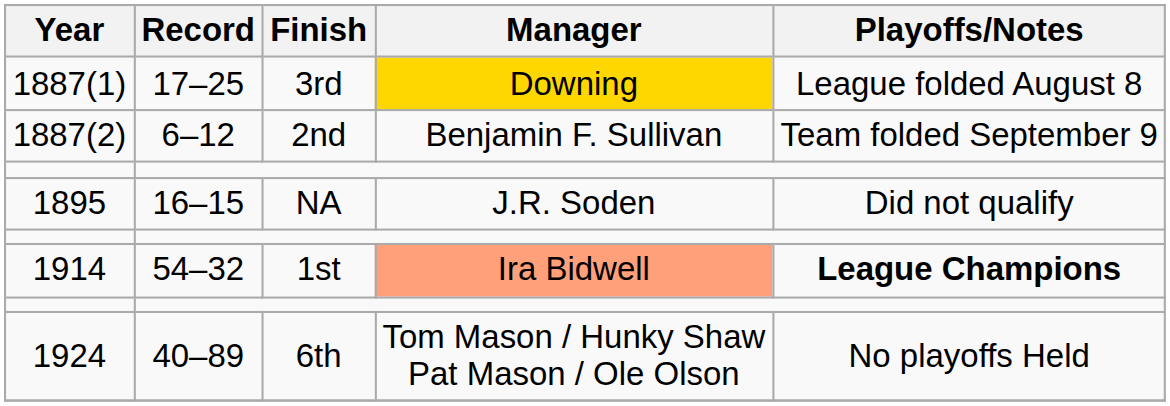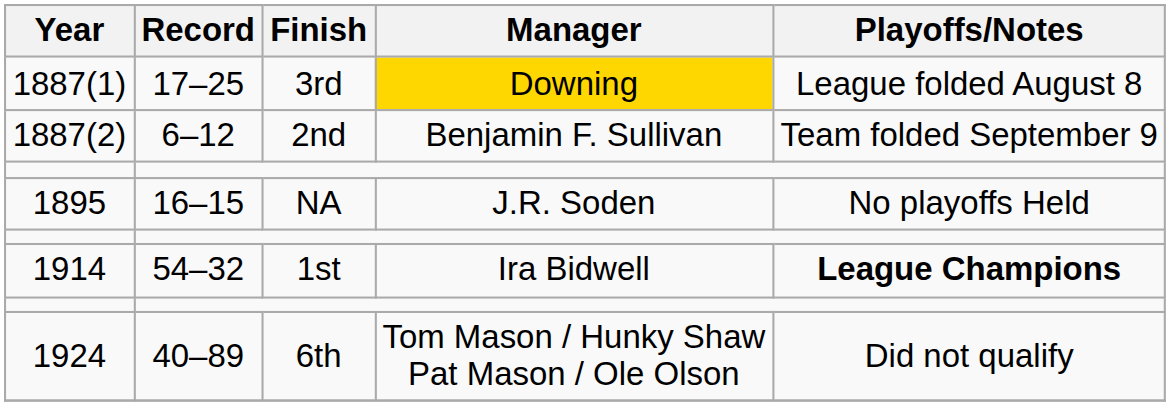(969, 202) Did not qualify -> (969, 202) No playoffs Held
(574, 270) lightsalmon background -> (574, 270) no background
(969, 356) No playoffs Held -> (969, 356) Did not qualify
